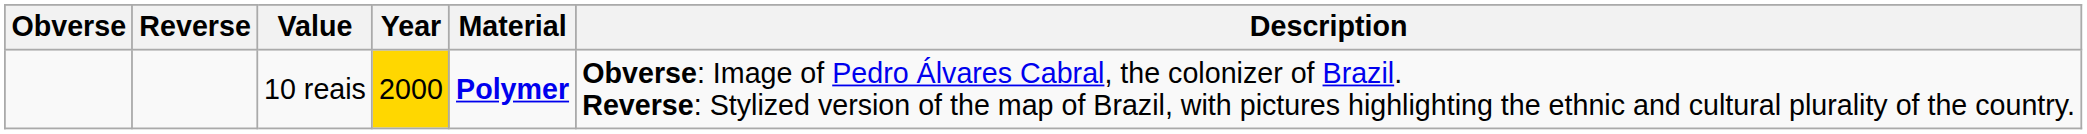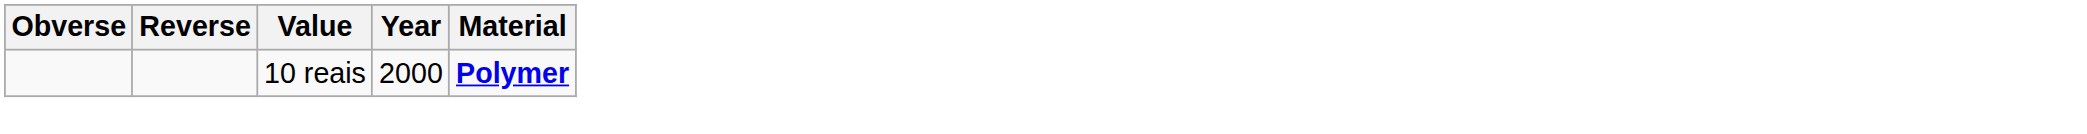- column: (1329, 27)
(411, 88) gold background -> (411, 72) no background
